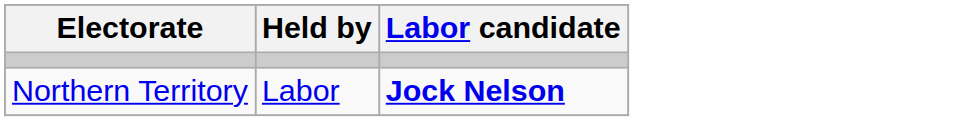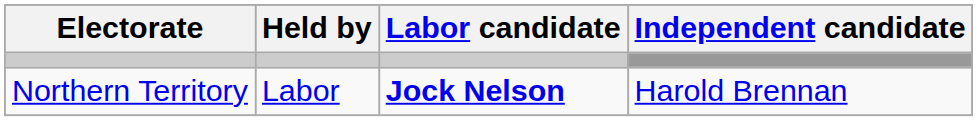+ column: (800, 28)
